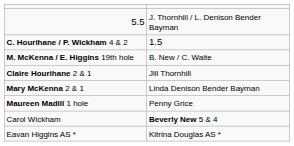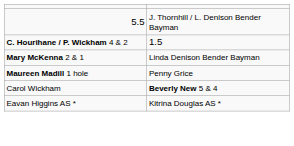- row: (70, 58)
- row: (49, 73)
